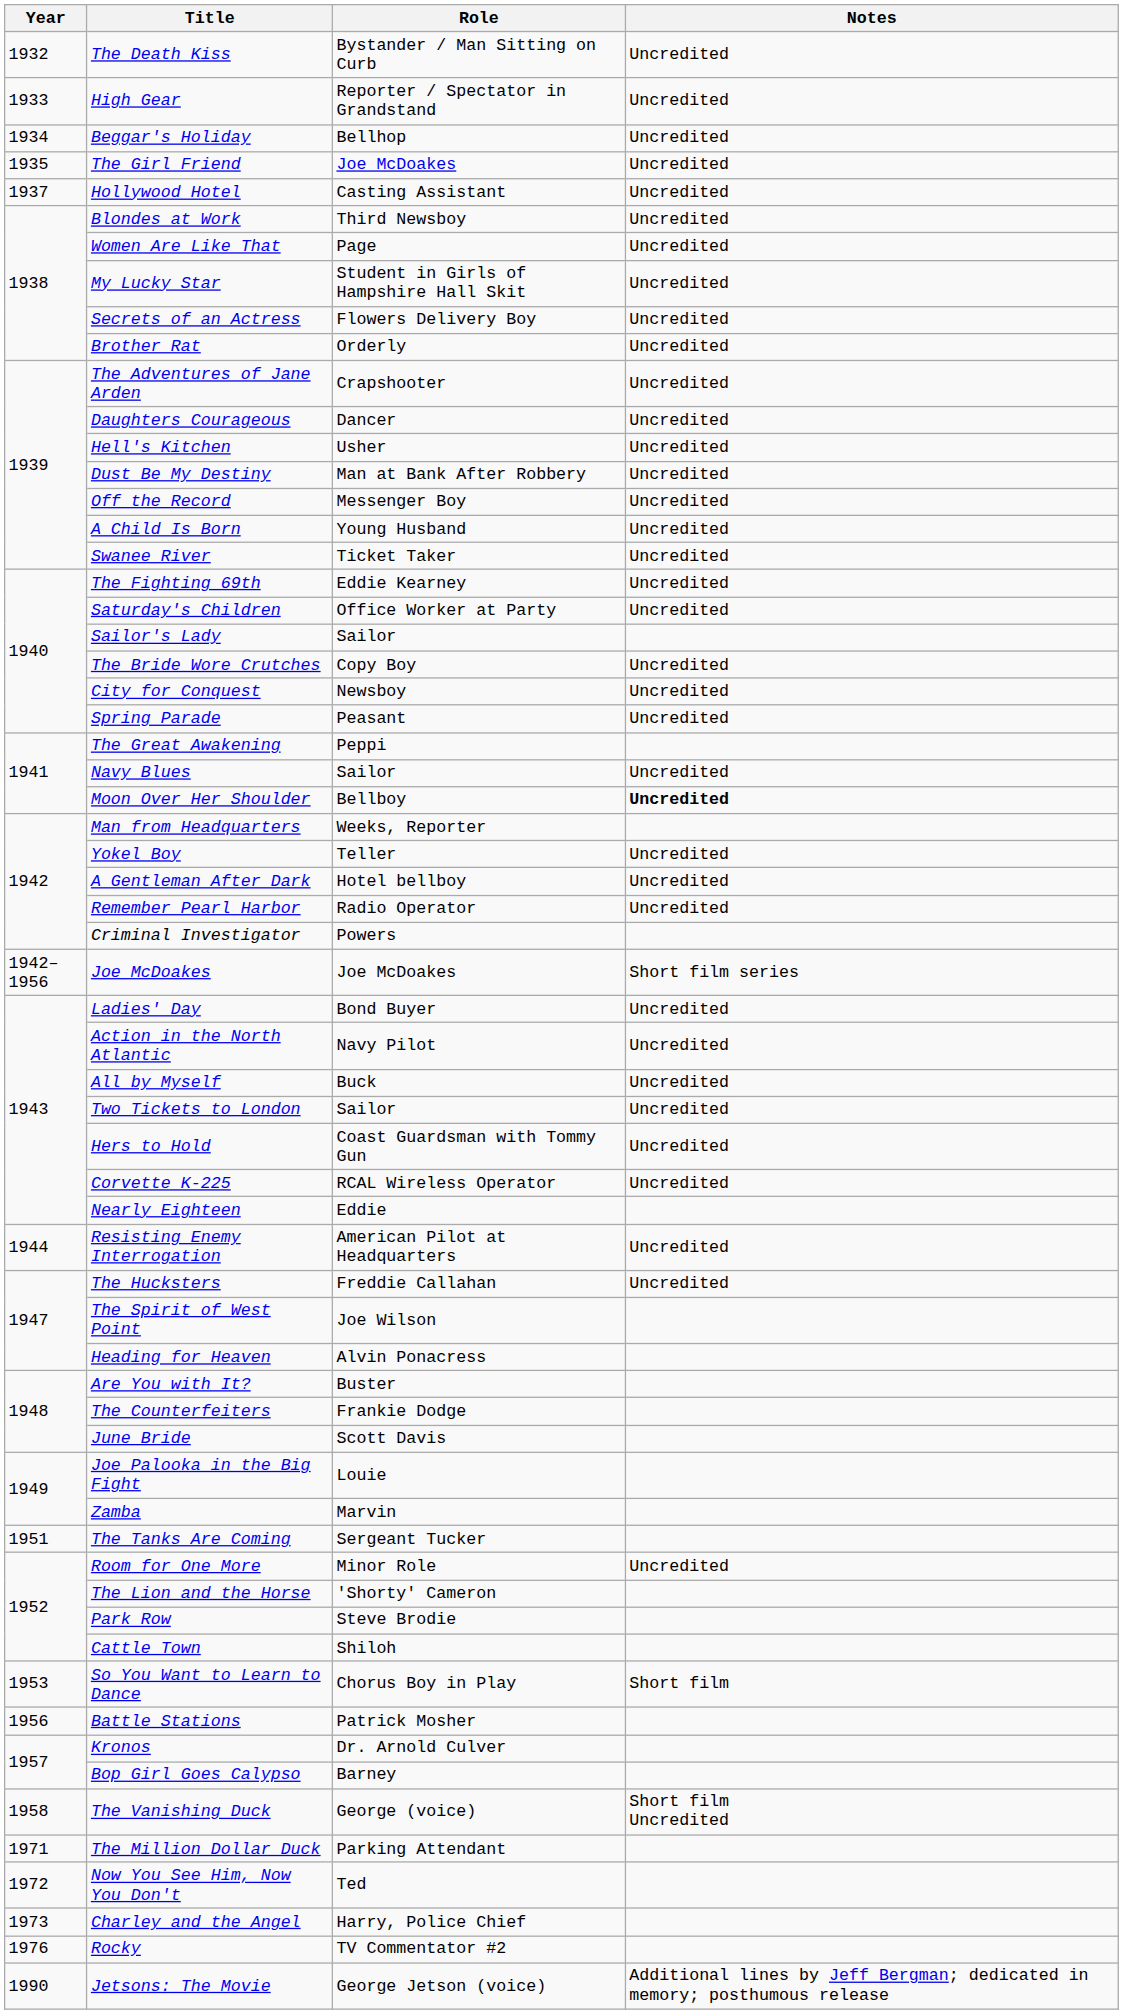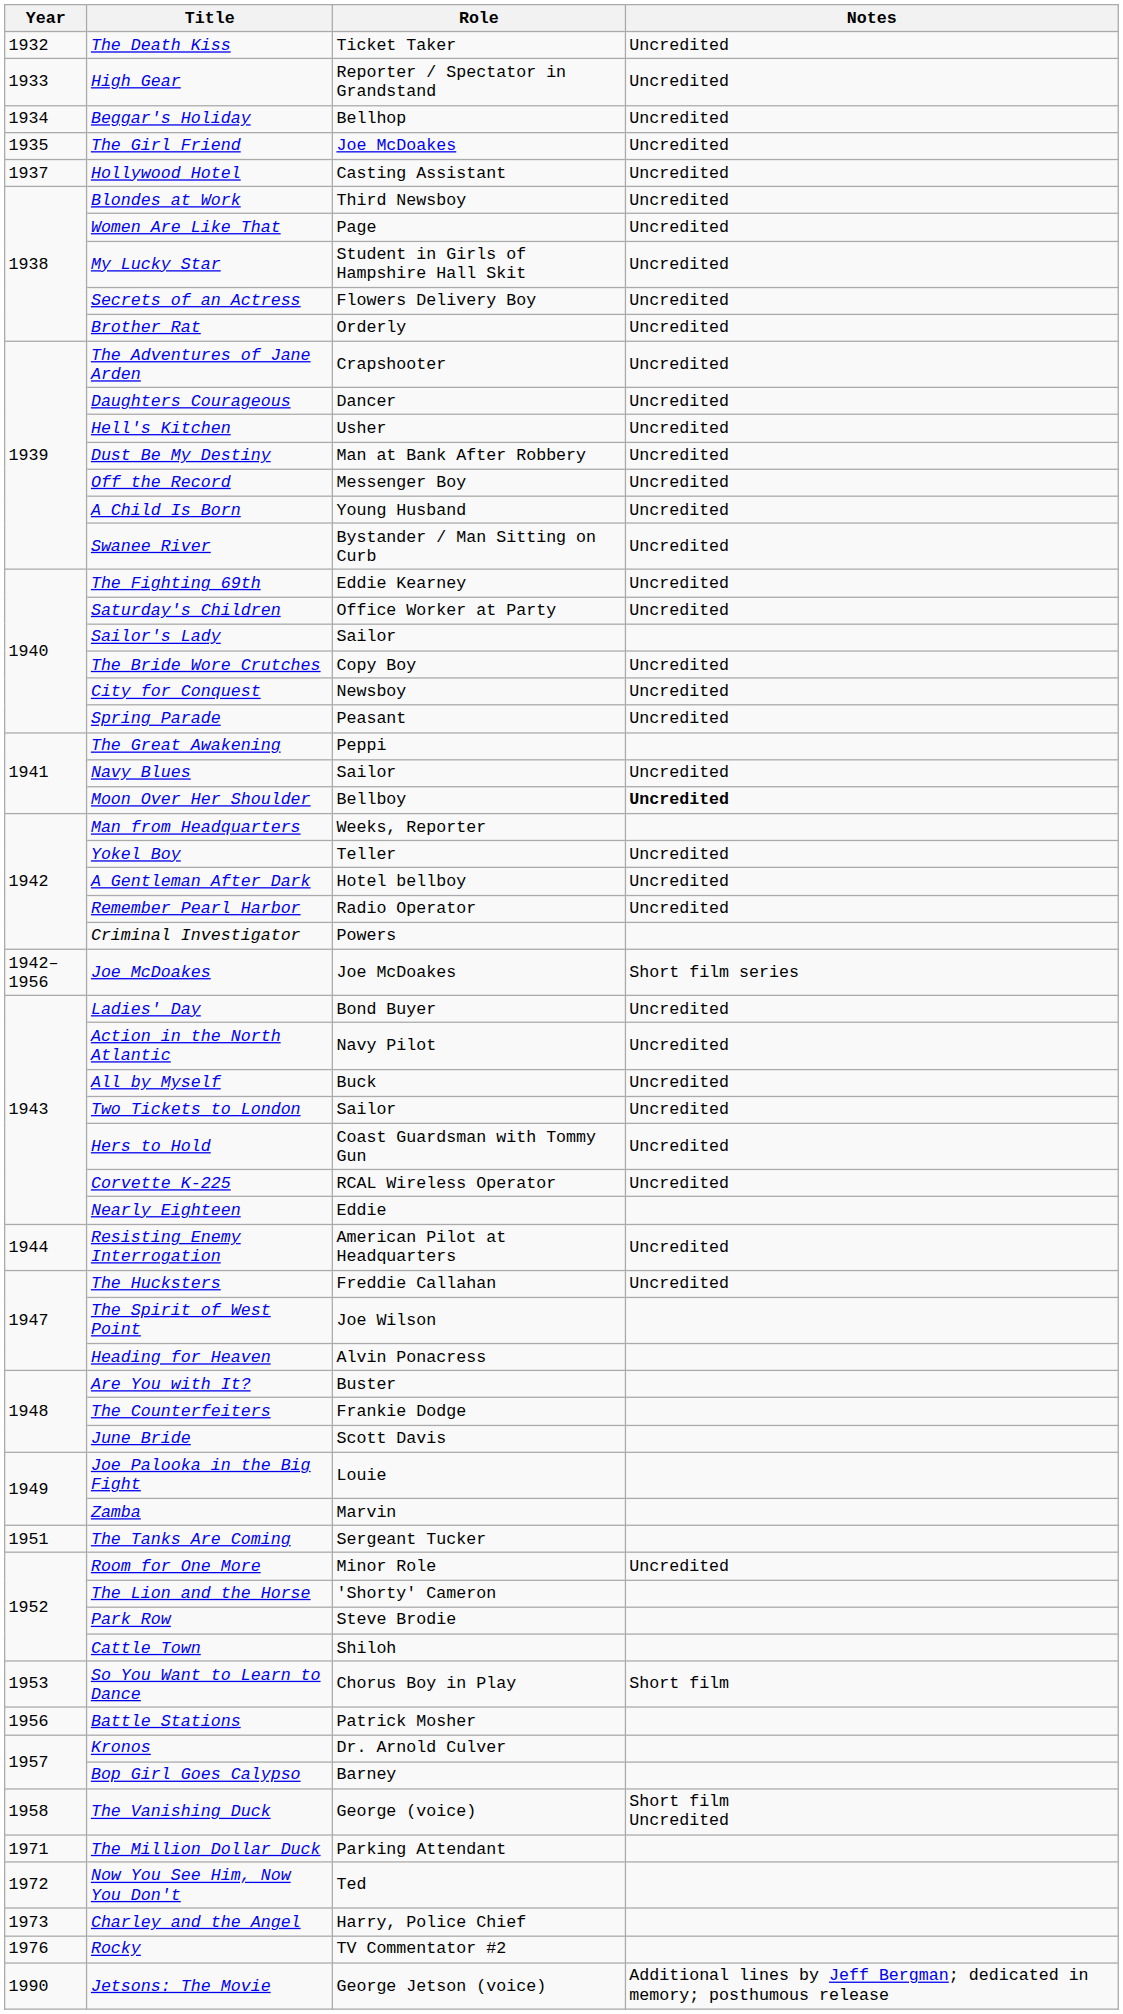(466, 55) Bystander / Man Sitting on Curb -> (396, 45) Ticket Taker
(396, 556) Ticket Taker -> (466, 546) Bystander / Man Sitting on Curb
